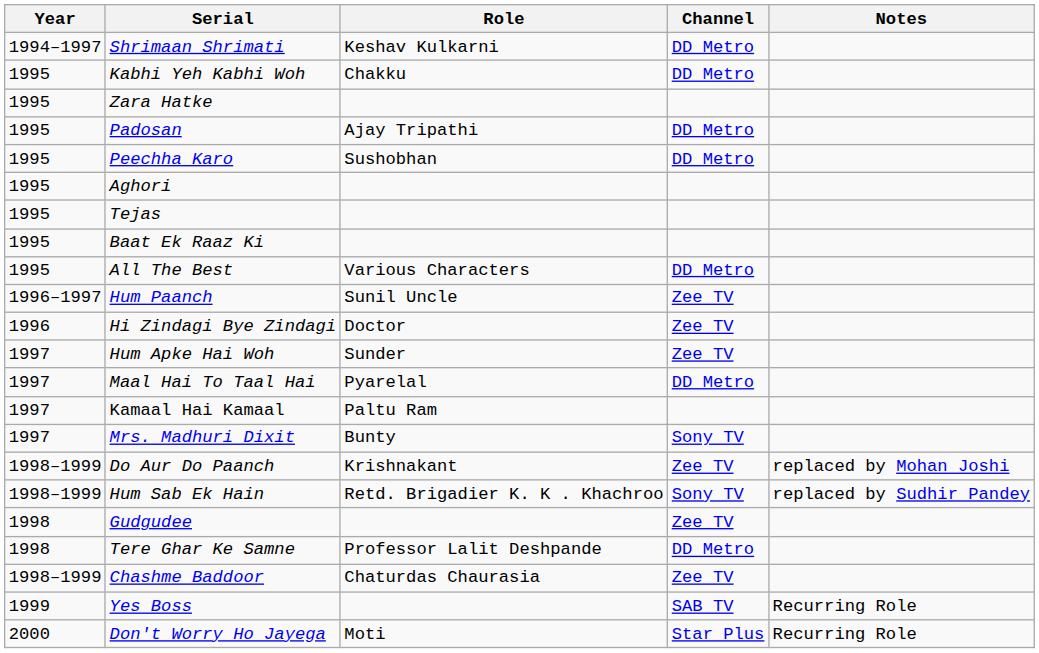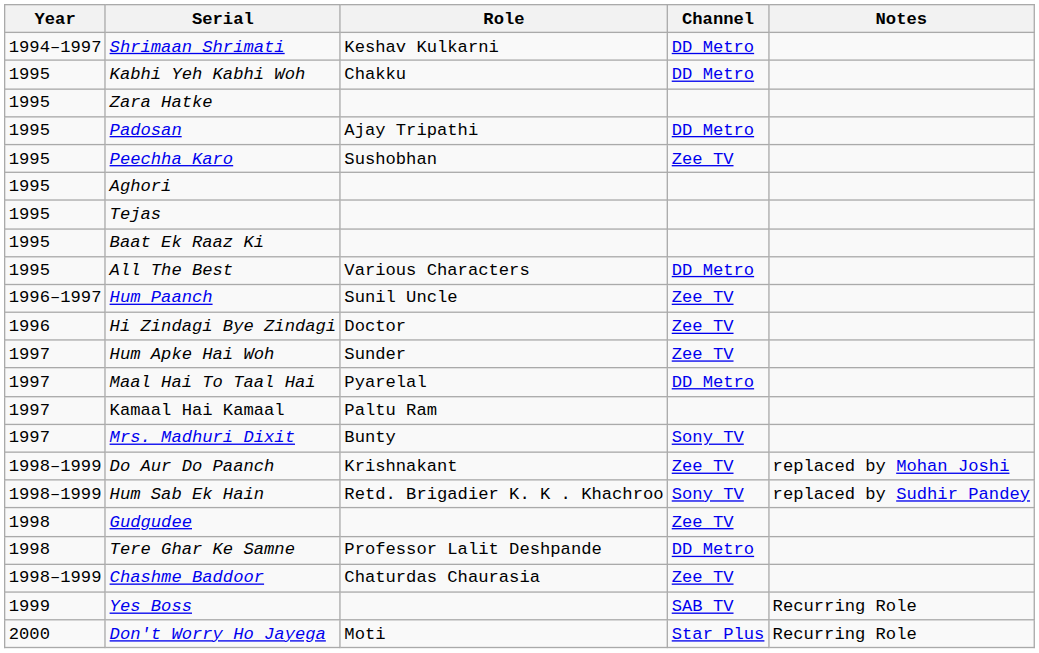(713, 158) DD Metro -> (703, 158) Zee TV
